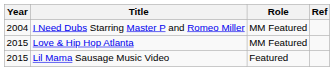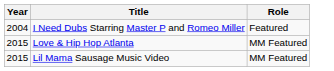- column: (320, 12)
(278, 27) MM Featured -> (269, 27) Featured
(269, 58) Featured -> (278, 58) MM Featured
